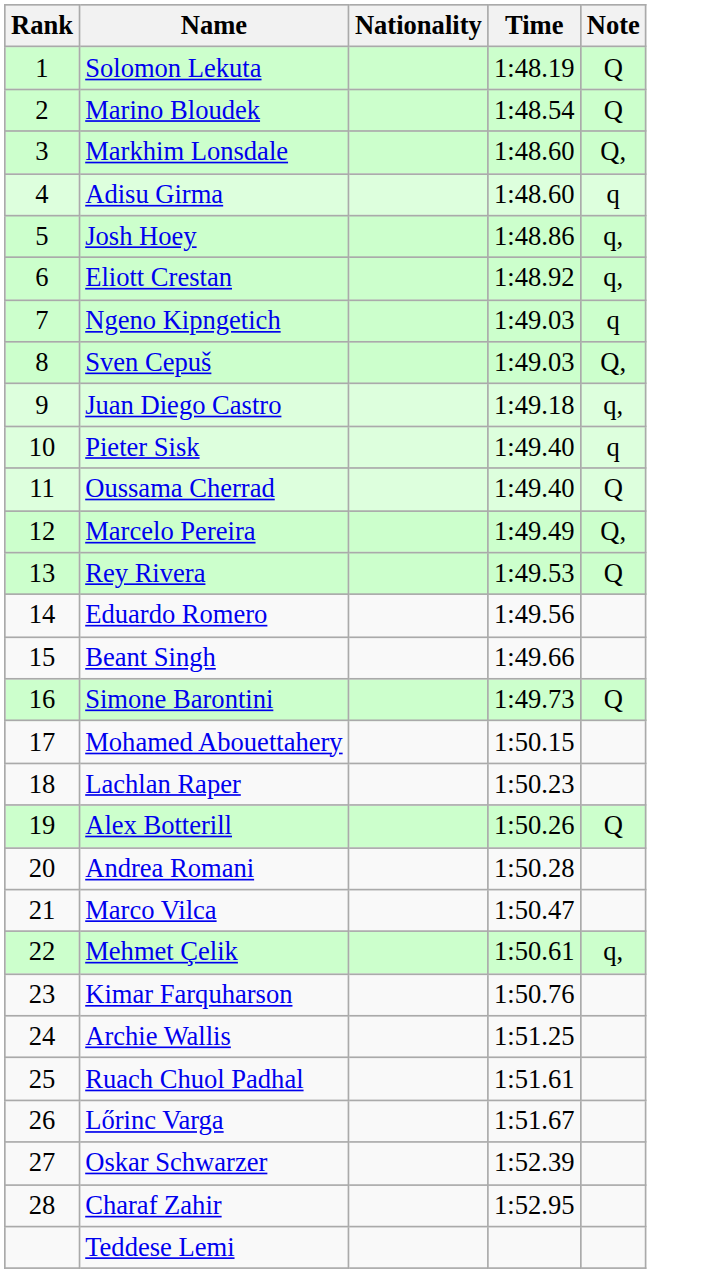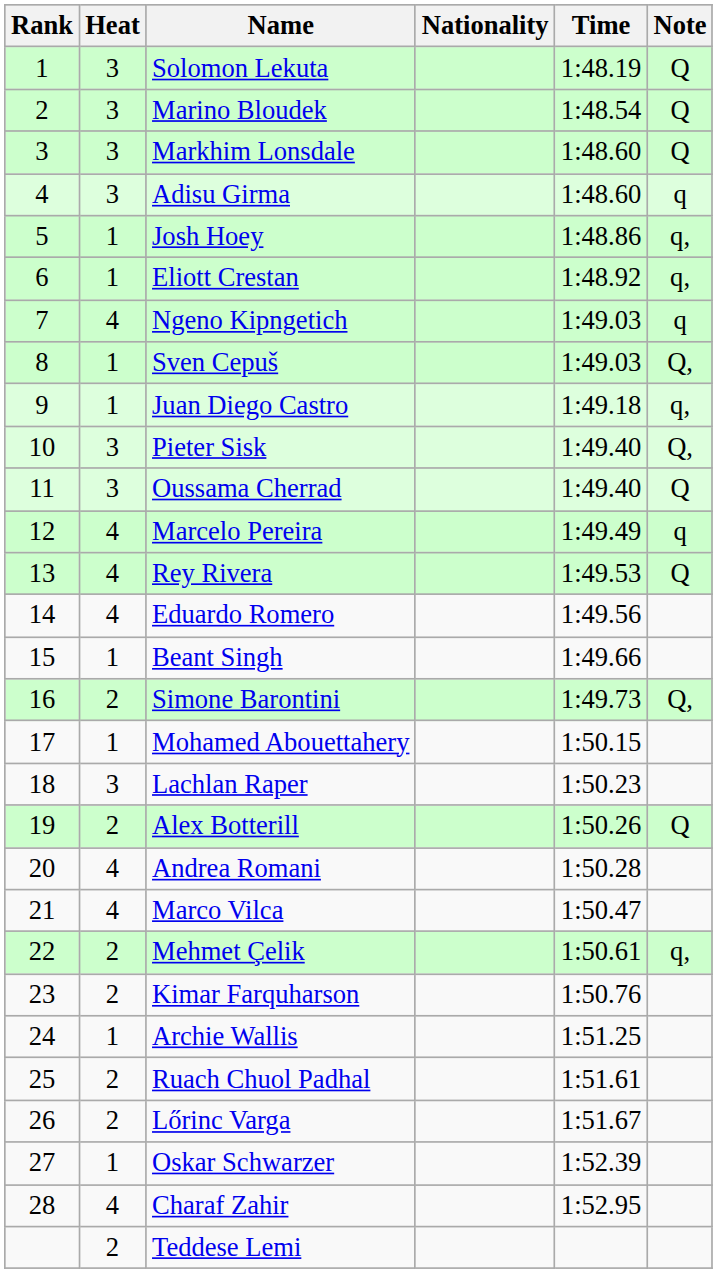+ column: (112, 25)
(613, 151) Q, -> (680, 151) Q
(613, 446) q -> (680, 446) Q,
(613, 531) Q, -> (680, 531) q
(613, 699) Q -> (680, 699) Q,
